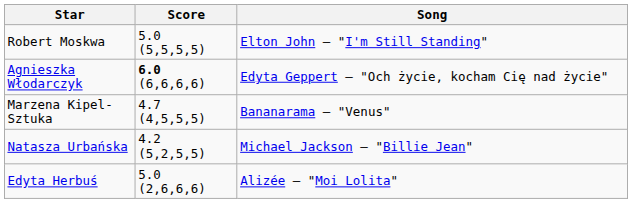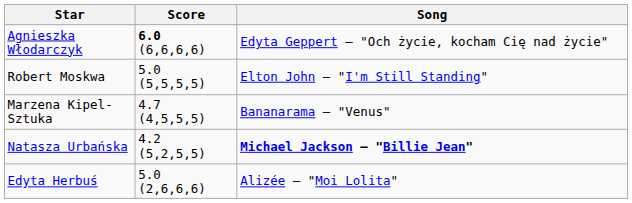rows swapped: (56, 42) <-> (45, 77)
(357, 146) normal -> (357, 146) bold
